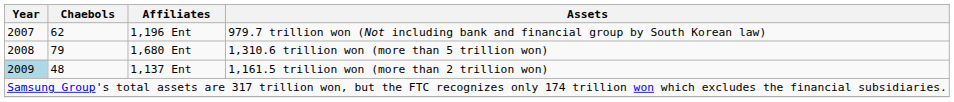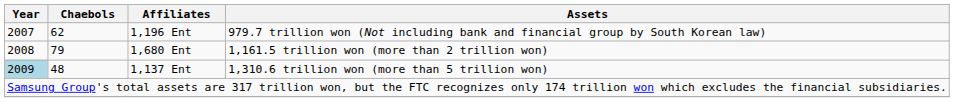(388, 51) 1,310.6 trillion won (more than 5 trillion won) -> (388, 51) 1,161.5 trillion won (more than 2 trillion won)
(388, 69) 1,161.5 trillion won (more than 2 trillion won) -> (388, 69) 1,310.6 trillion won (more than 5 trillion won)
